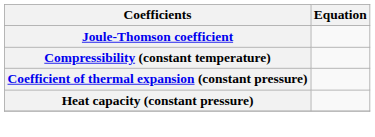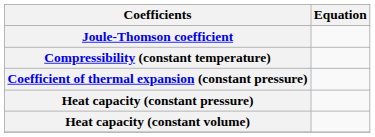+ row: (158, 121)
